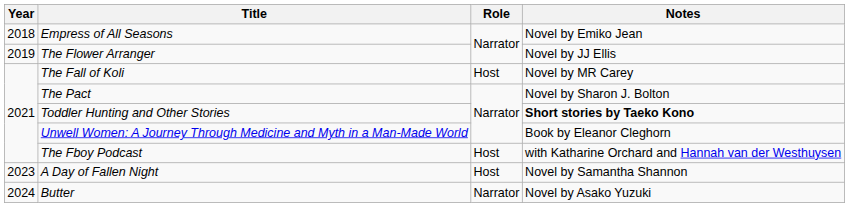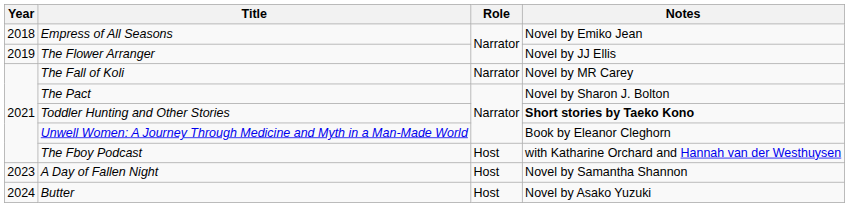(486, 73) Host -> (496, 73) Narrator
(496, 192) Narrator -> (486, 192) Host
